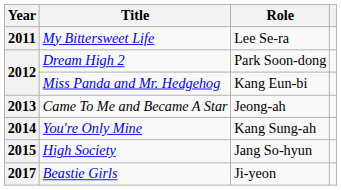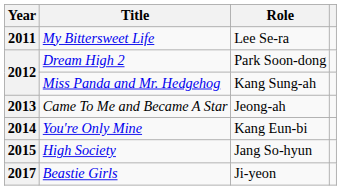(271, 83) Kang Eun-bi -> (275, 83) Kang Sung-ah
(275, 128) Kang Sung-ah -> (271, 128) Kang Eun-bi
